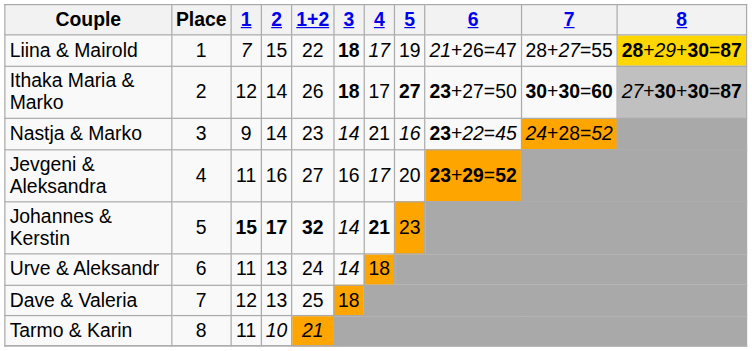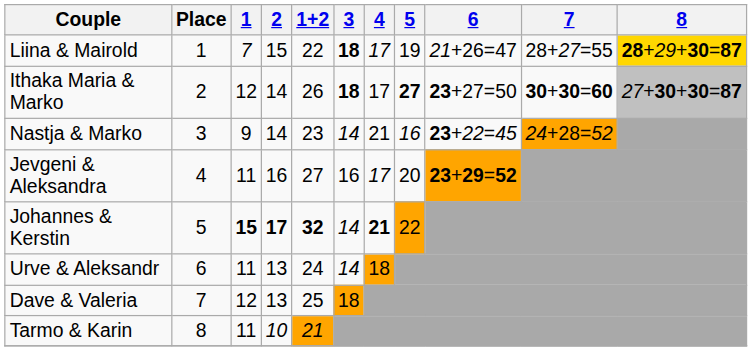(410, 227) 23 -> (410, 227) 22
